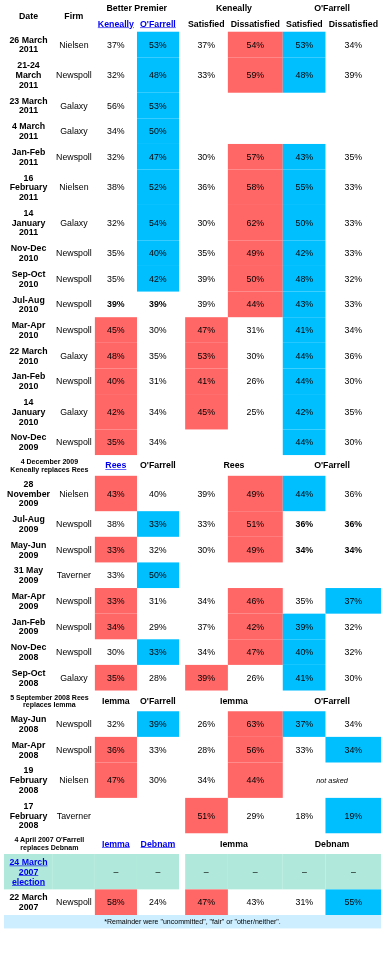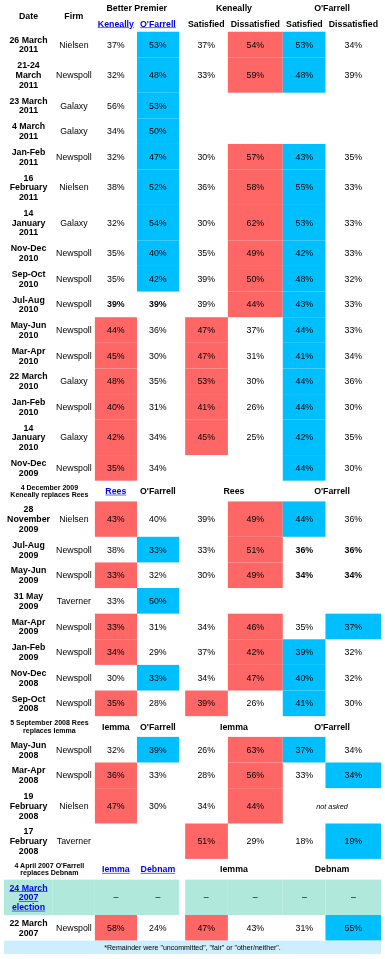(304, 223) 50% -> (304, 223) 53%
+ row: (29, 330)
(74, 678) Galaxy -> (74, 703) Newspoll
